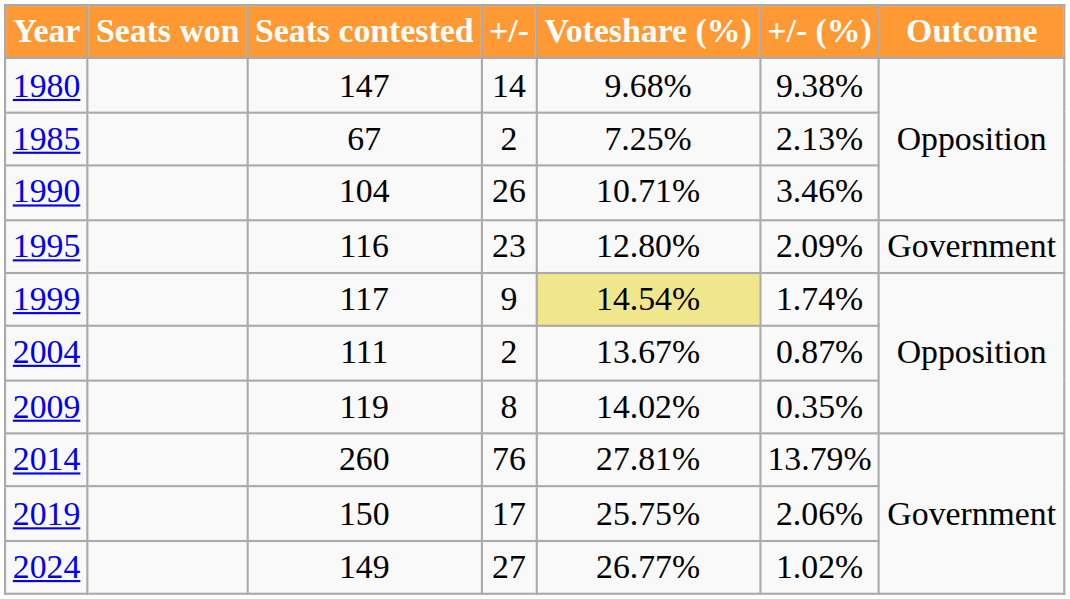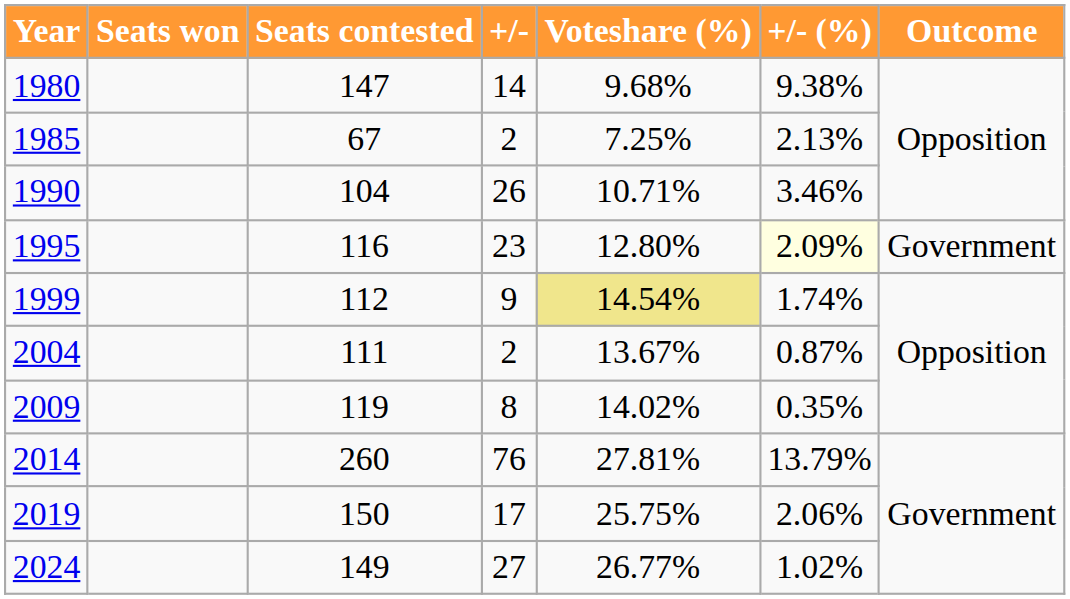(820, 245) no background -> (820, 245) lightyellow background
(364, 298) 117 -> (364, 298) 112
